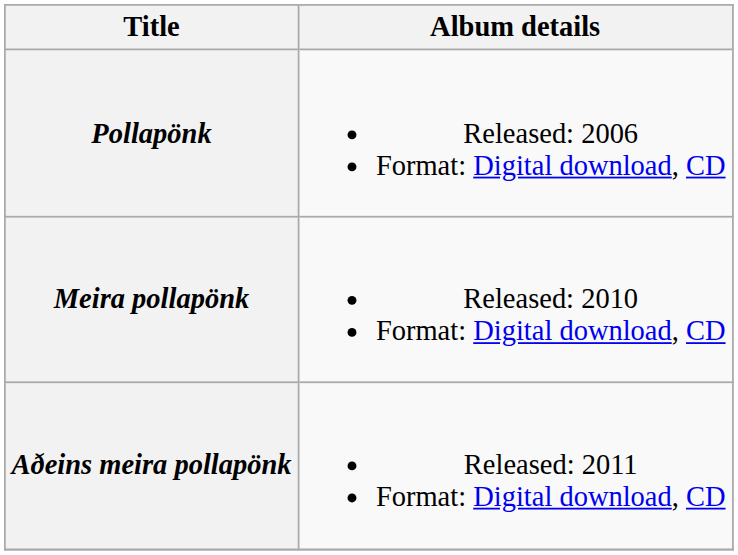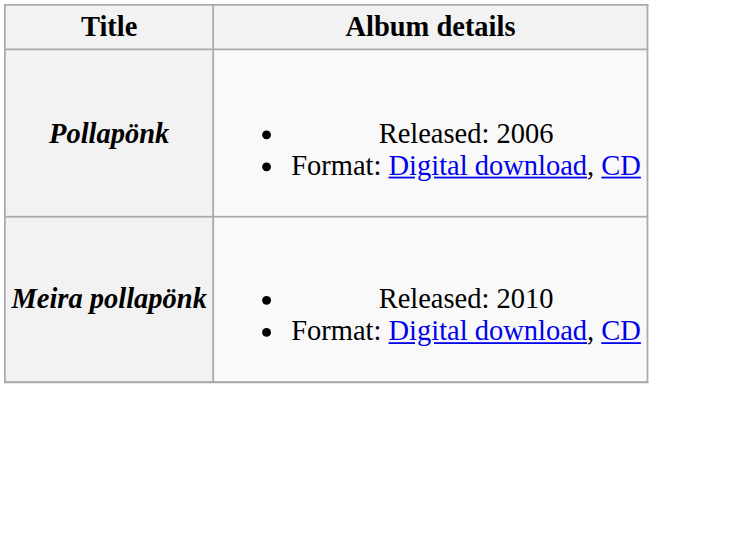- row: (152, 465)
